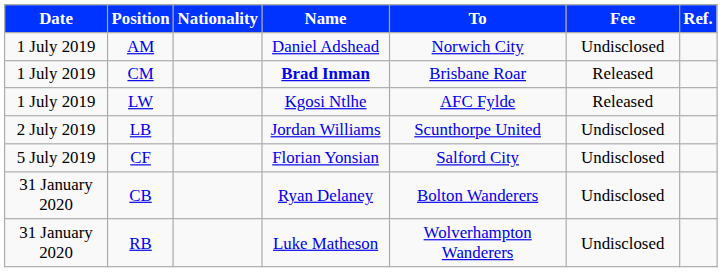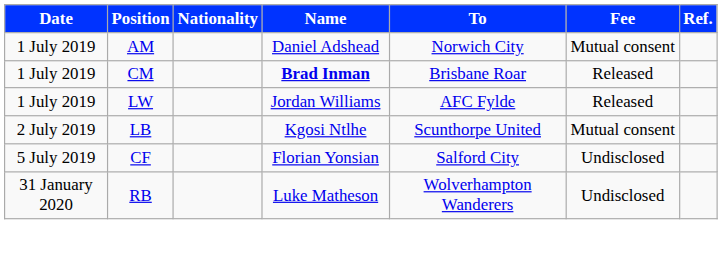(623, 46) Undisclosed -> (623, 46) Mutual consent
(326, 102) Kgosi Ntlhe -> (326, 102) Jordan Williams
(326, 129) Jordan Williams -> (326, 129) Kgosi Ntlhe
(623, 129) Undisclosed -> (623, 129) Mutual consent
- row: (141, 195)
